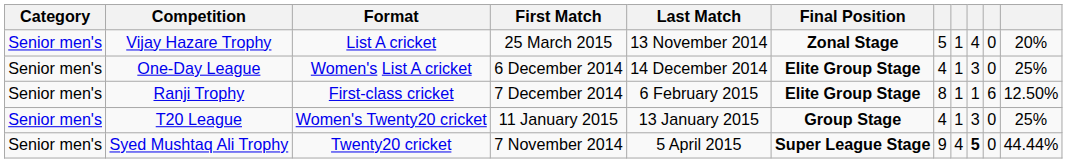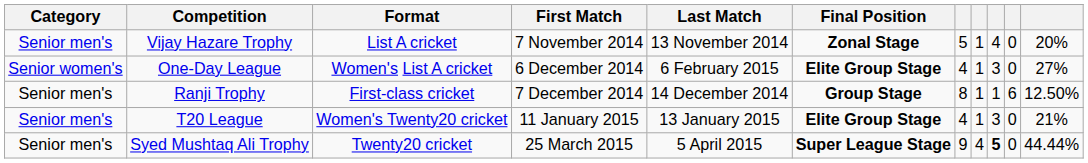(558, 42) 25 March 2015 -> (579, 42) 7 November 2014
(55, 68) Senior men's -> (65, 68) Senior women's
(699, 68) 14 December 2014 -> (720, 68) 6 February 2015
(1031, 68) 25% -> (1052, 68) 27%
(699, 94) 6 February 2015 -> (720, 94) 14 December 2014
(853, 94) Elite Group Stage -> (873, 94) Group Stage
(853, 119) Group Stage -> (873, 119) Elite Group Stage
(1031, 119) 25% -> (1052, 119) 21%
(558, 145) 7 November 2014 -> (579, 145) 25 March 2015
